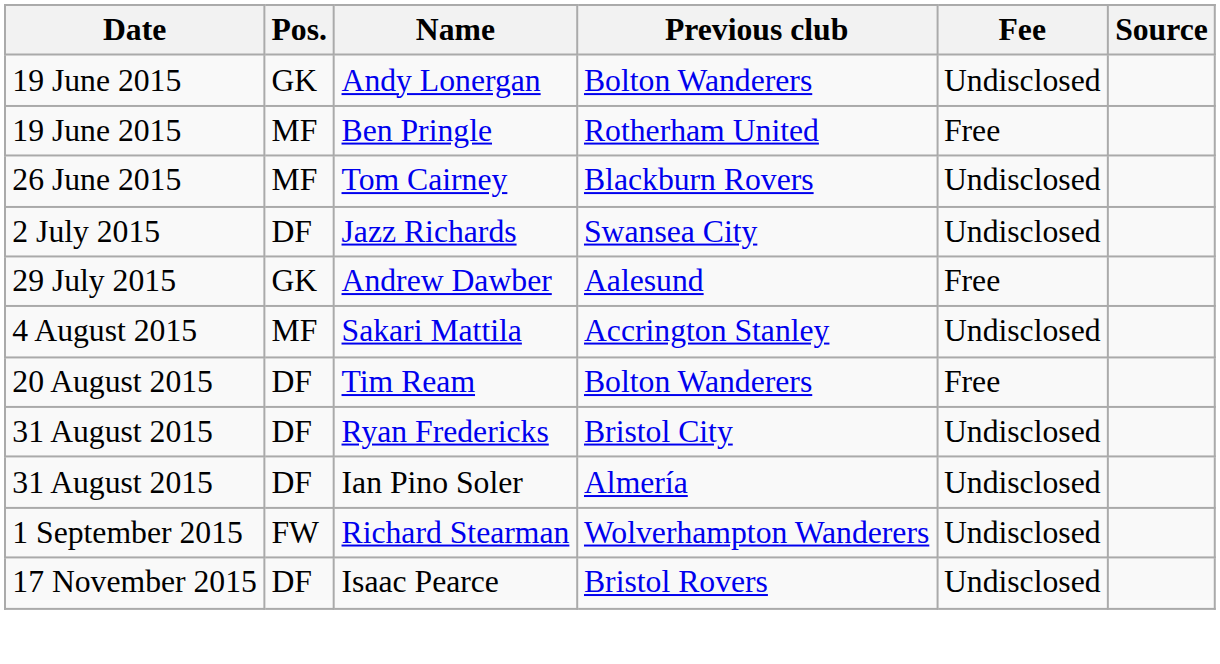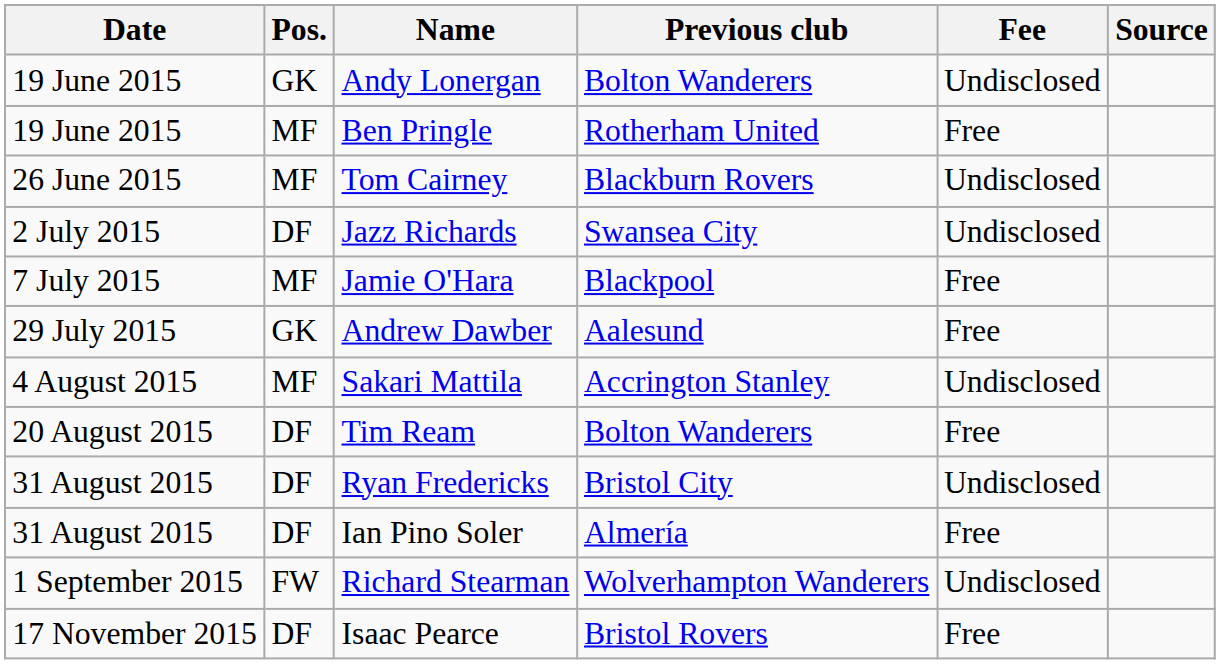+ row: (428, 280)
(1022, 481) Undisclosed -> (972, 532) Free
(1022, 582) Undisclosed -> (972, 632) Free
